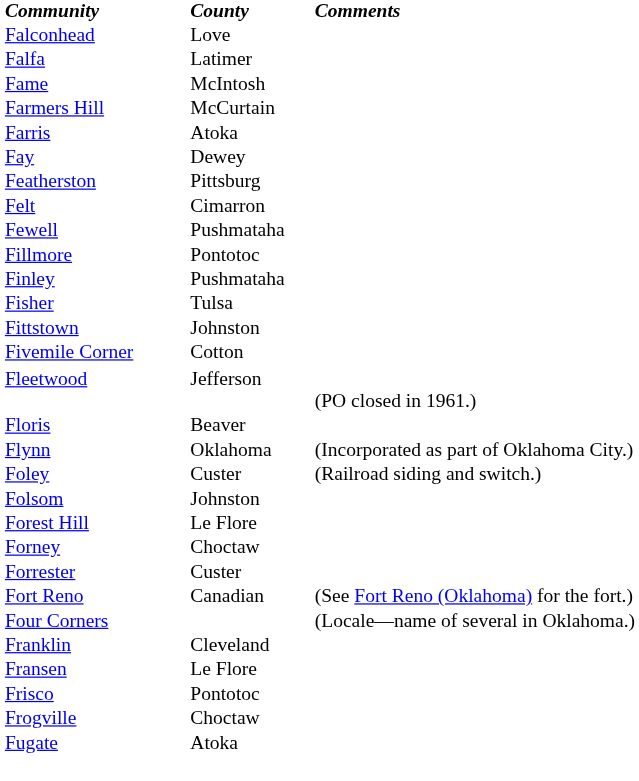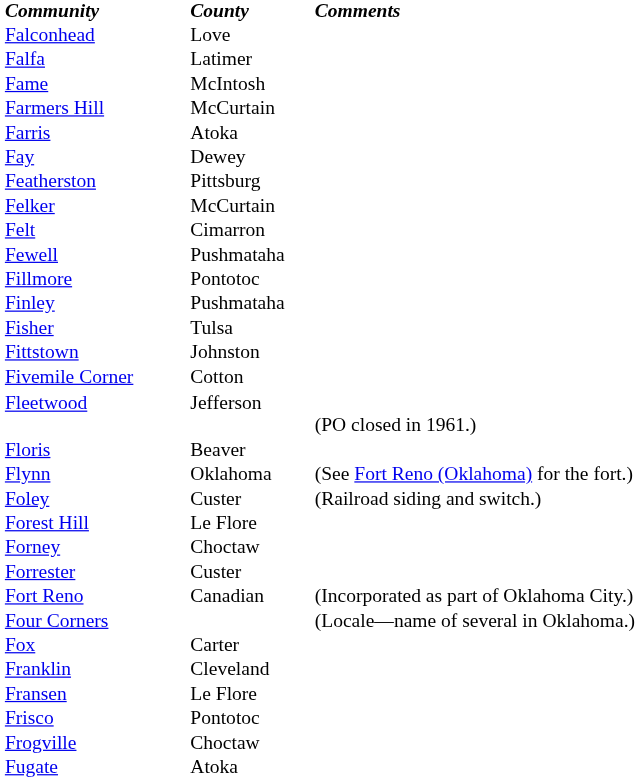+ row: (30, 205)
(474, 449) (Incorporated as part of Oklahoma City.) -> (474, 473) (See Fort Reno (Oklahoma) for the fort.)
- row: (34, 498)
(474, 595) (See Fort Reno (Oklahoma) for the fort.) -> (474, 595) (Incorporated as part of Oklahoma City.)
+ row: (20, 644)
